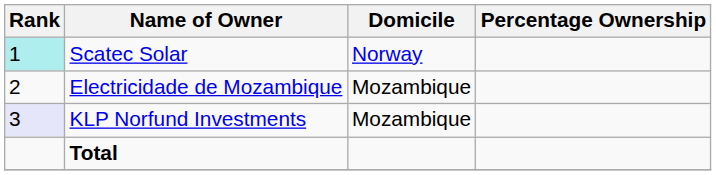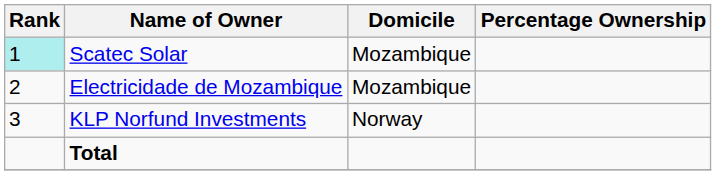(387, 53) Norway -> (412, 53) Mozambique
(15, 119) lavender background -> (15, 119) no background
(412, 119) Mozambique -> (387, 119) Norway
